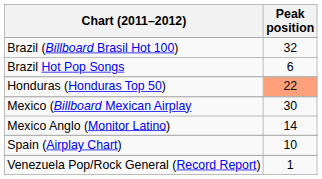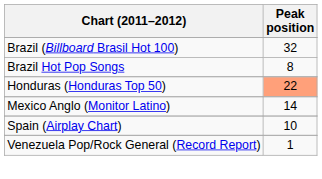(290, 67) 6 -> (290, 67) 8
- row: (99, 106)
